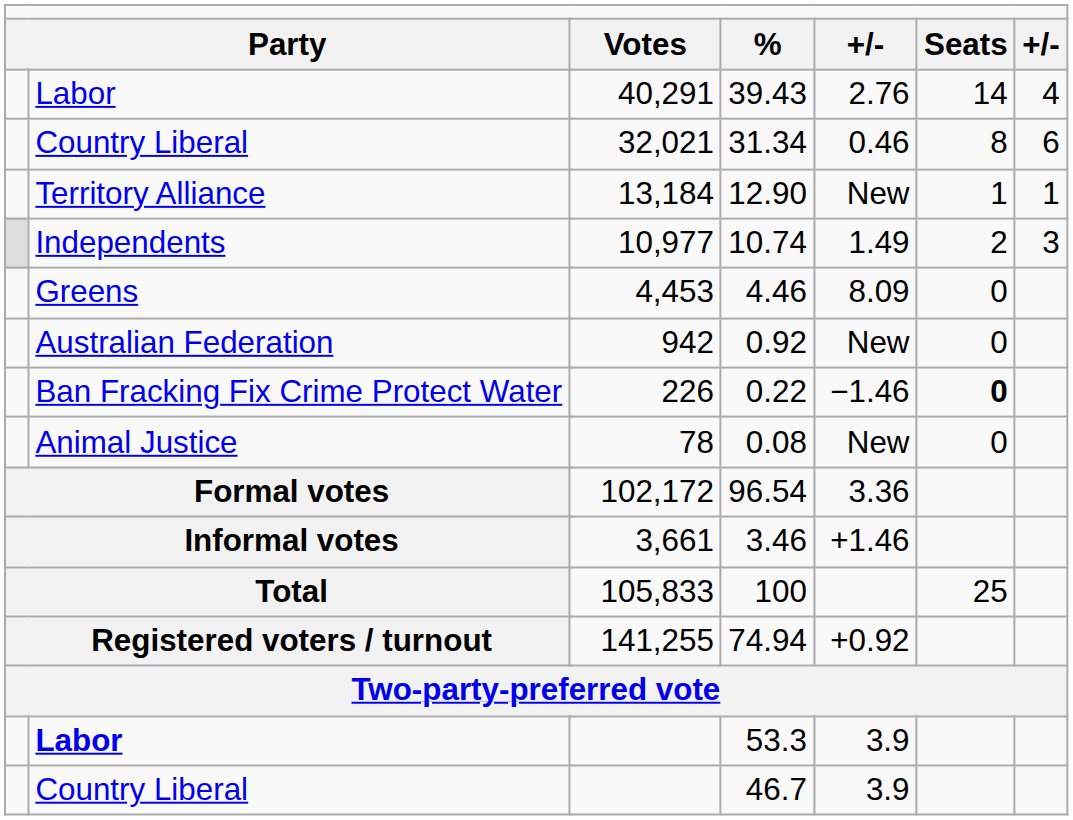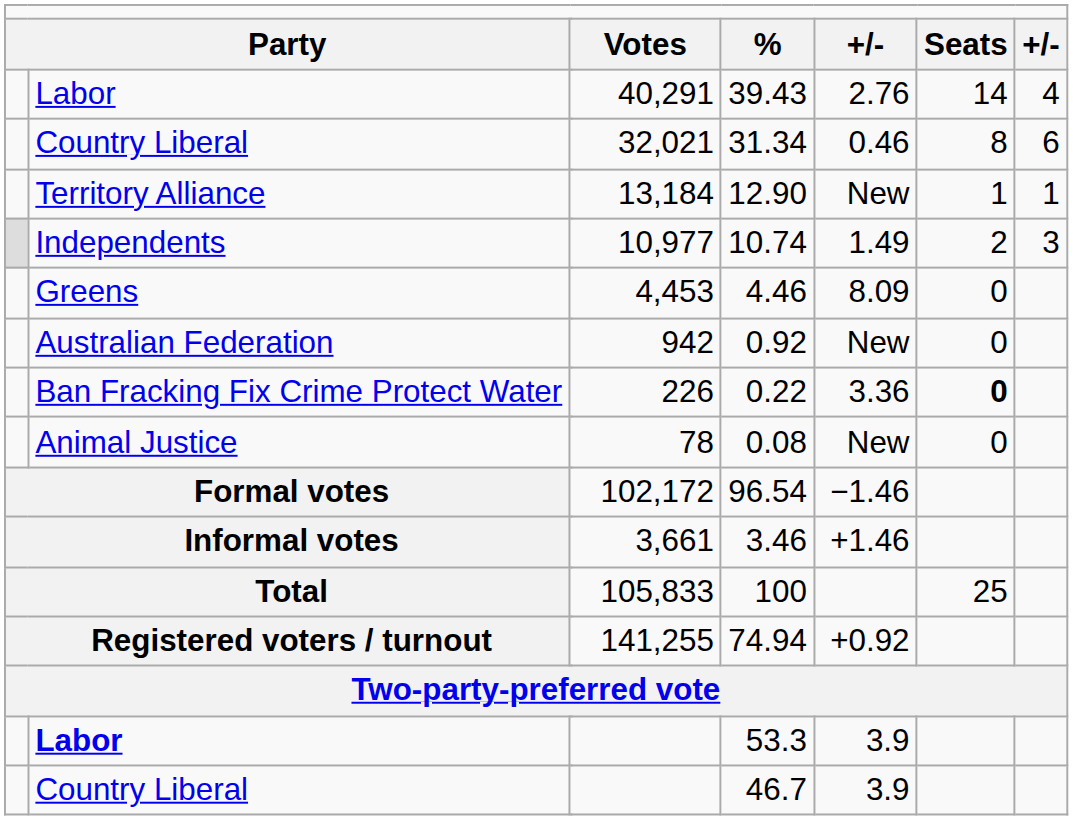(870, 391) −1.46 -> (879, 391) 3.36
(879, 491) 3.36 -> (870, 491) −1.46
